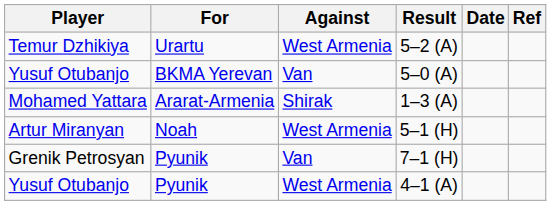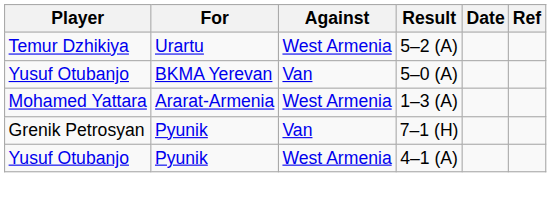(307, 102) Shirak -> (337, 102) West Armenia
- row: (429, 130)
